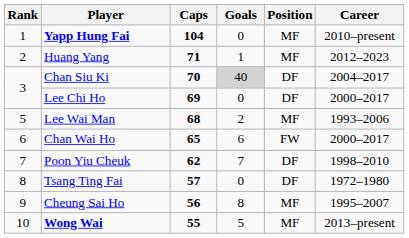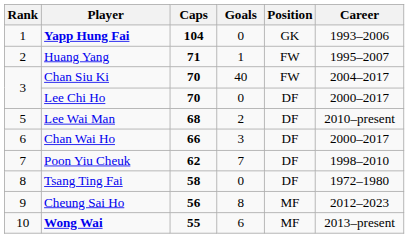(290, 35) MF -> (290, 35) GK
(360, 35) 2010–present -> (360, 35) 1993–2006
(290, 56) MF -> (290, 56) FW
(360, 56) 2012–2023 -> (360, 56) 1995–2007
(241, 77) lightgrey background -> (241, 77) no background
(290, 77) DF -> (290, 77) FW
(194, 98) 69 -> (194, 98) 70
(290, 118) MF -> (290, 118) DF
(360, 118) 1993–2006 -> (360, 118) 2010–present
(194, 139) 65 -> (194, 139) 66
(241, 139) 6 -> (241, 139) 3
(290, 139) FW -> (290, 139) DF
(194, 181) 57 -> (194, 181) 58
(360, 202) 1995–2007 -> (360, 202) 2012–2023
(241, 222) 5 -> (241, 222) 6
